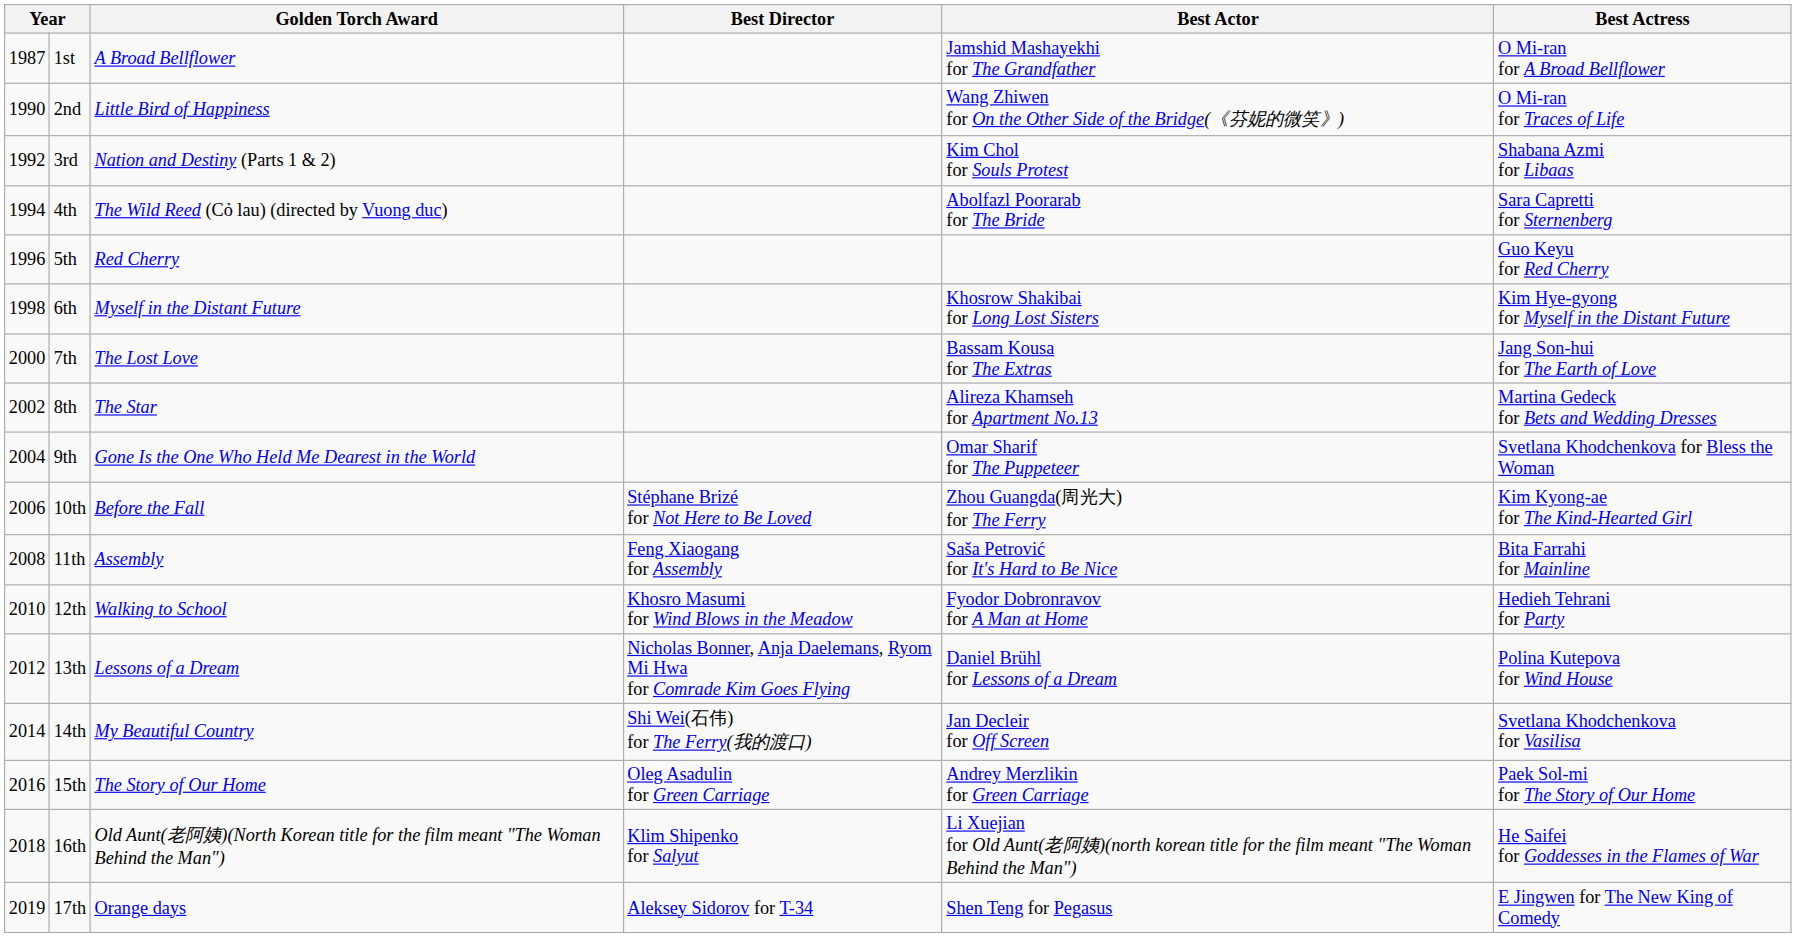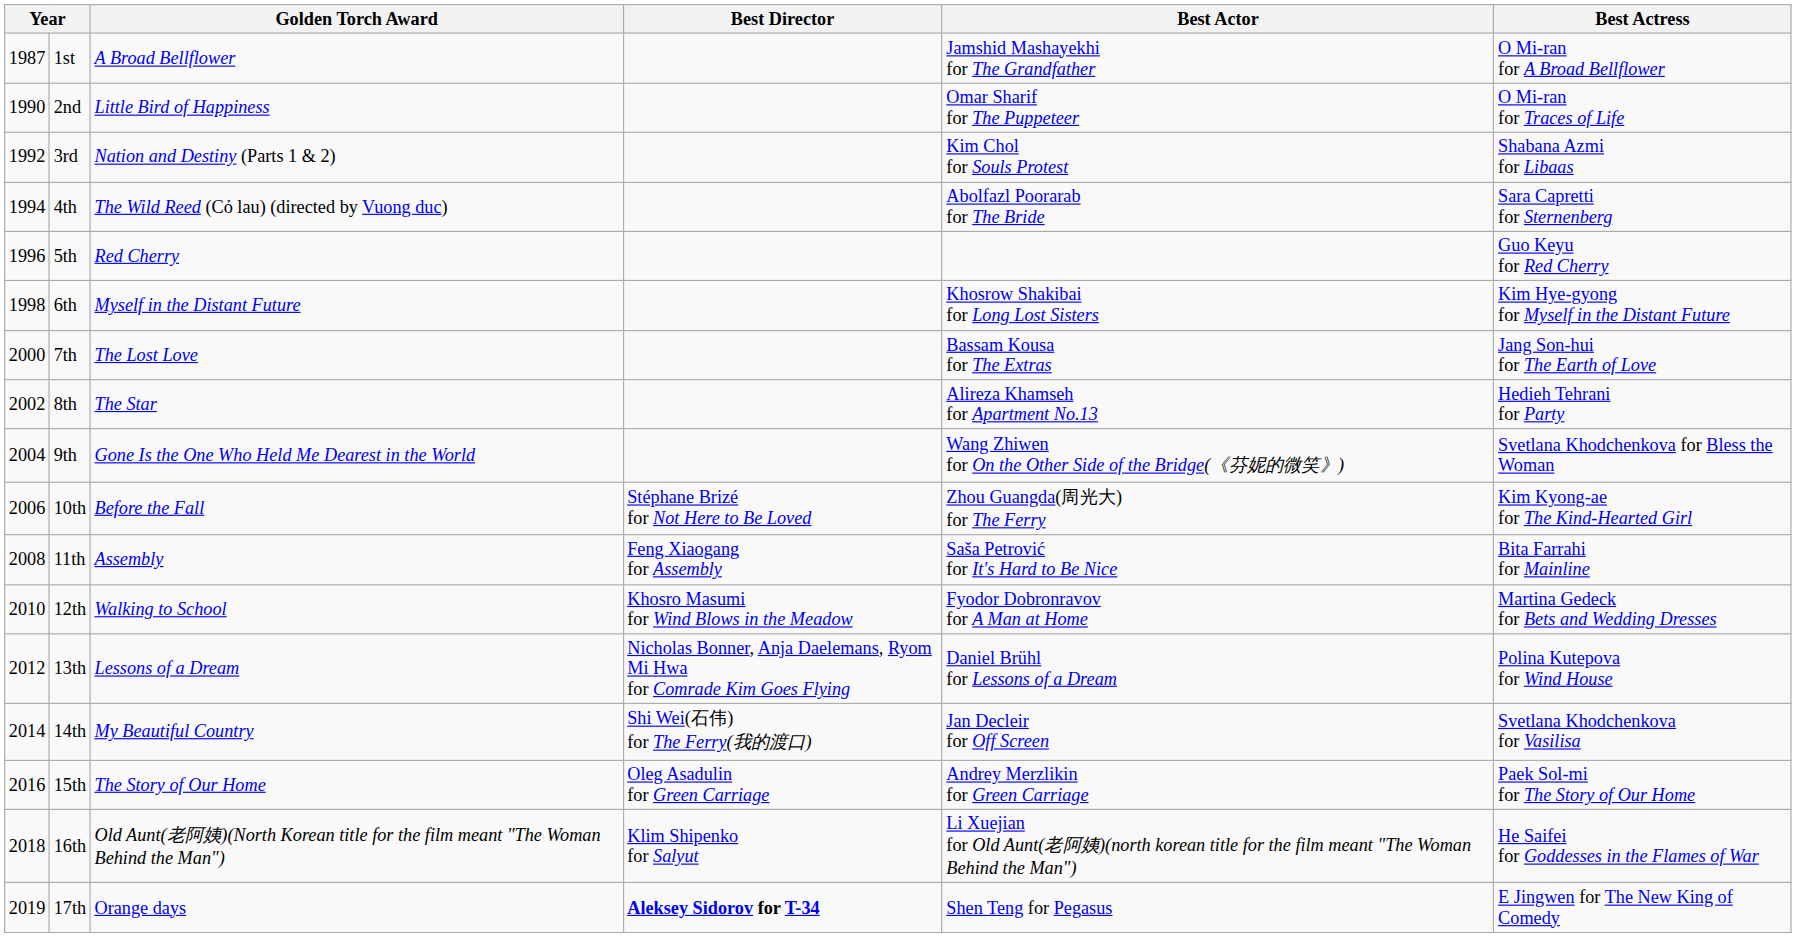(1145, 108) Wang Zhiwen for On the Other Side of the Bridge(《芬妮的微笑》) -> (1013, 107) Omar Sharif for The Puppeteer
(1607, 407) Martina Gedeck for Bets and Wedding Dresses -> (1554, 404) Hedieh Tehrani for Party
(1013, 457) Omar Sharif for The Puppeteer -> (1145, 454) Wang Zhiwen for On the Other Side of the Bridge(《芬妮的微笑》)
(1554, 608) Hedieh Tehrani for Party -> (1607, 608) Martina Gedeck for Bets and Wedding Dresses
(720, 907) normal -> (723, 907) bold
